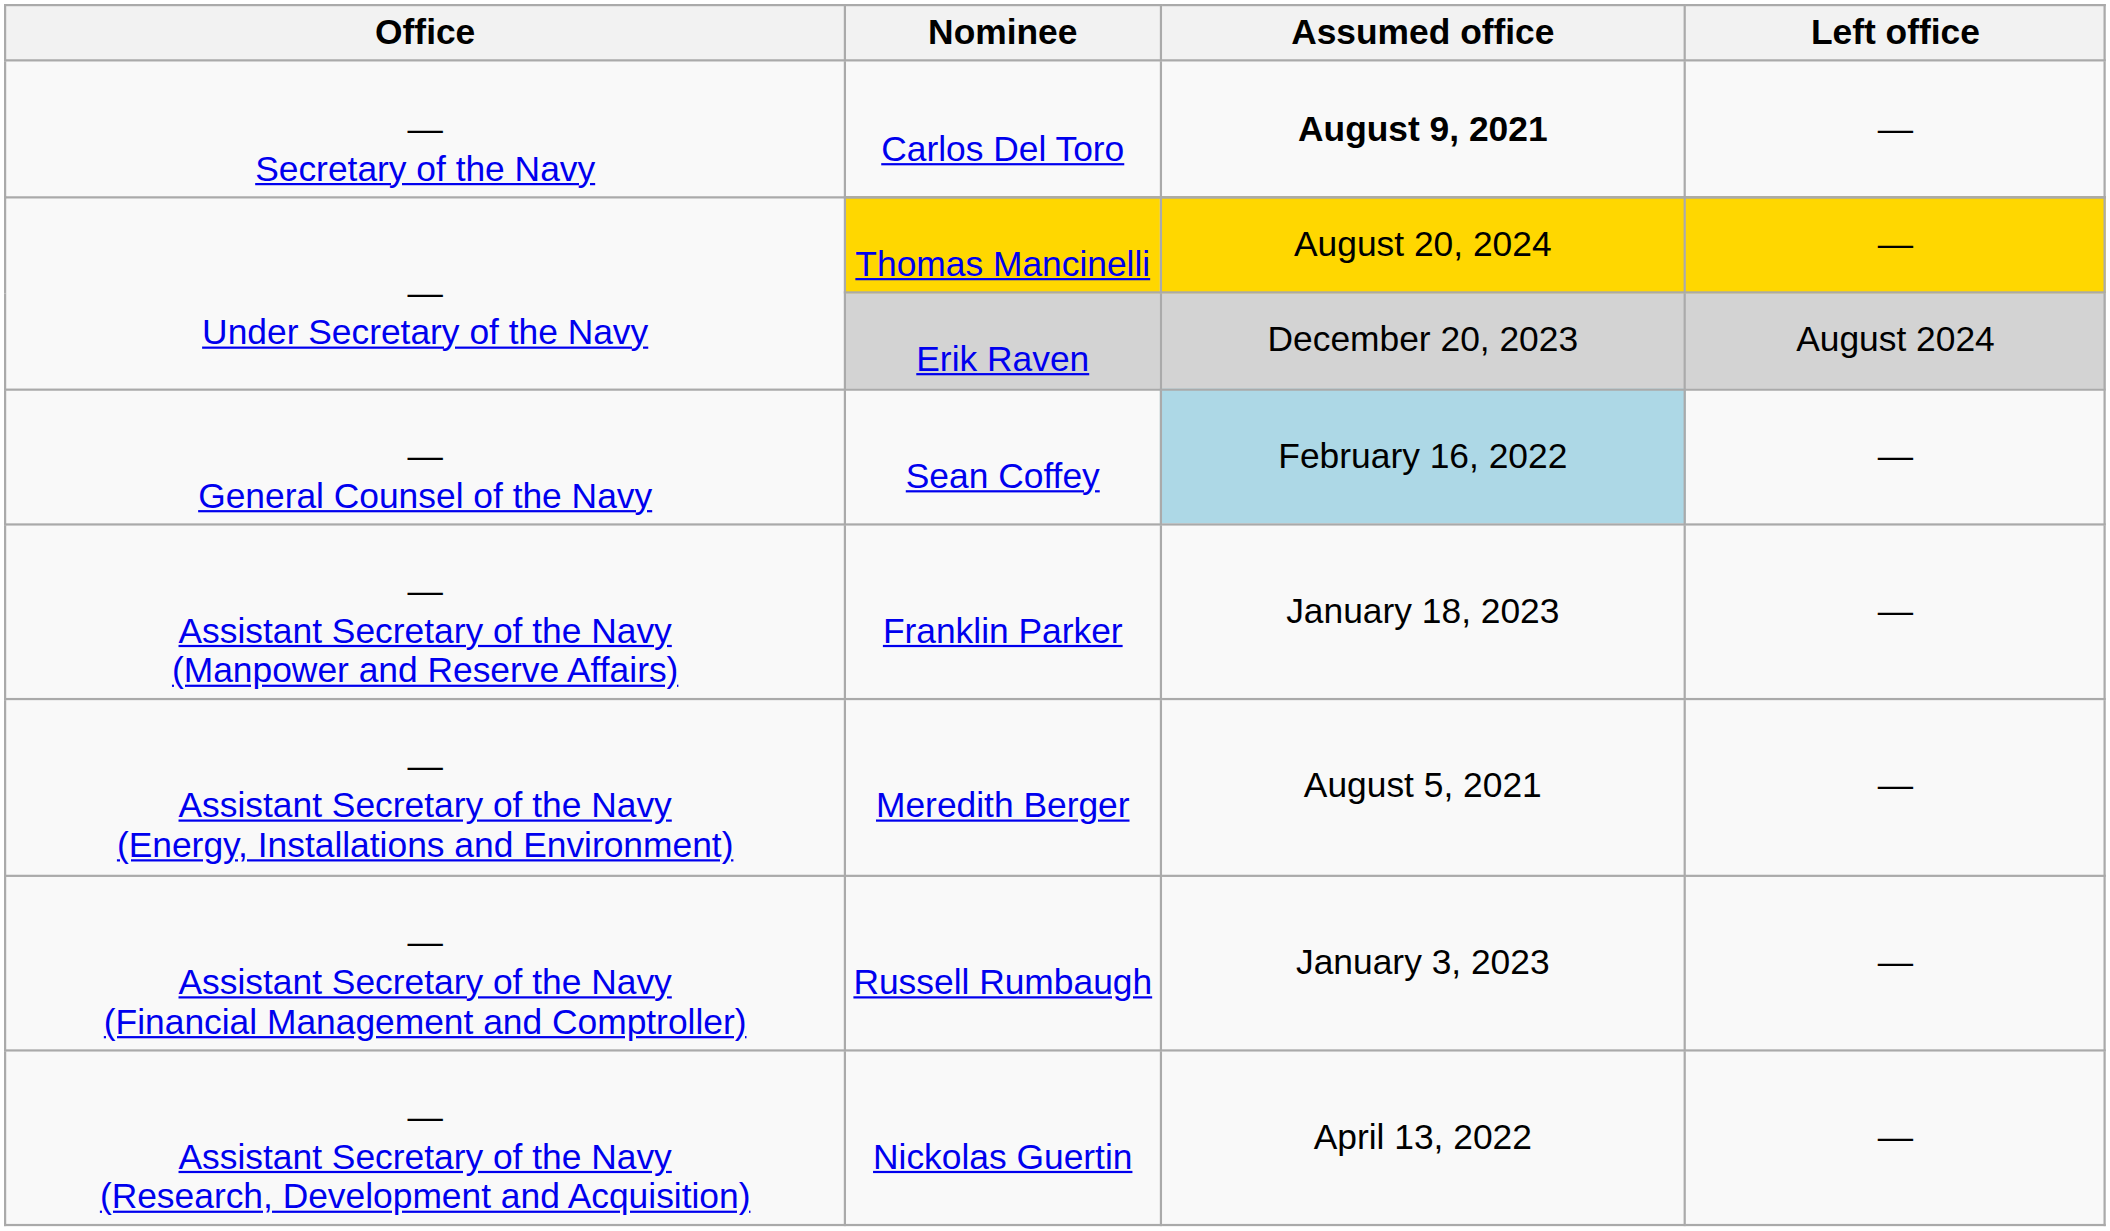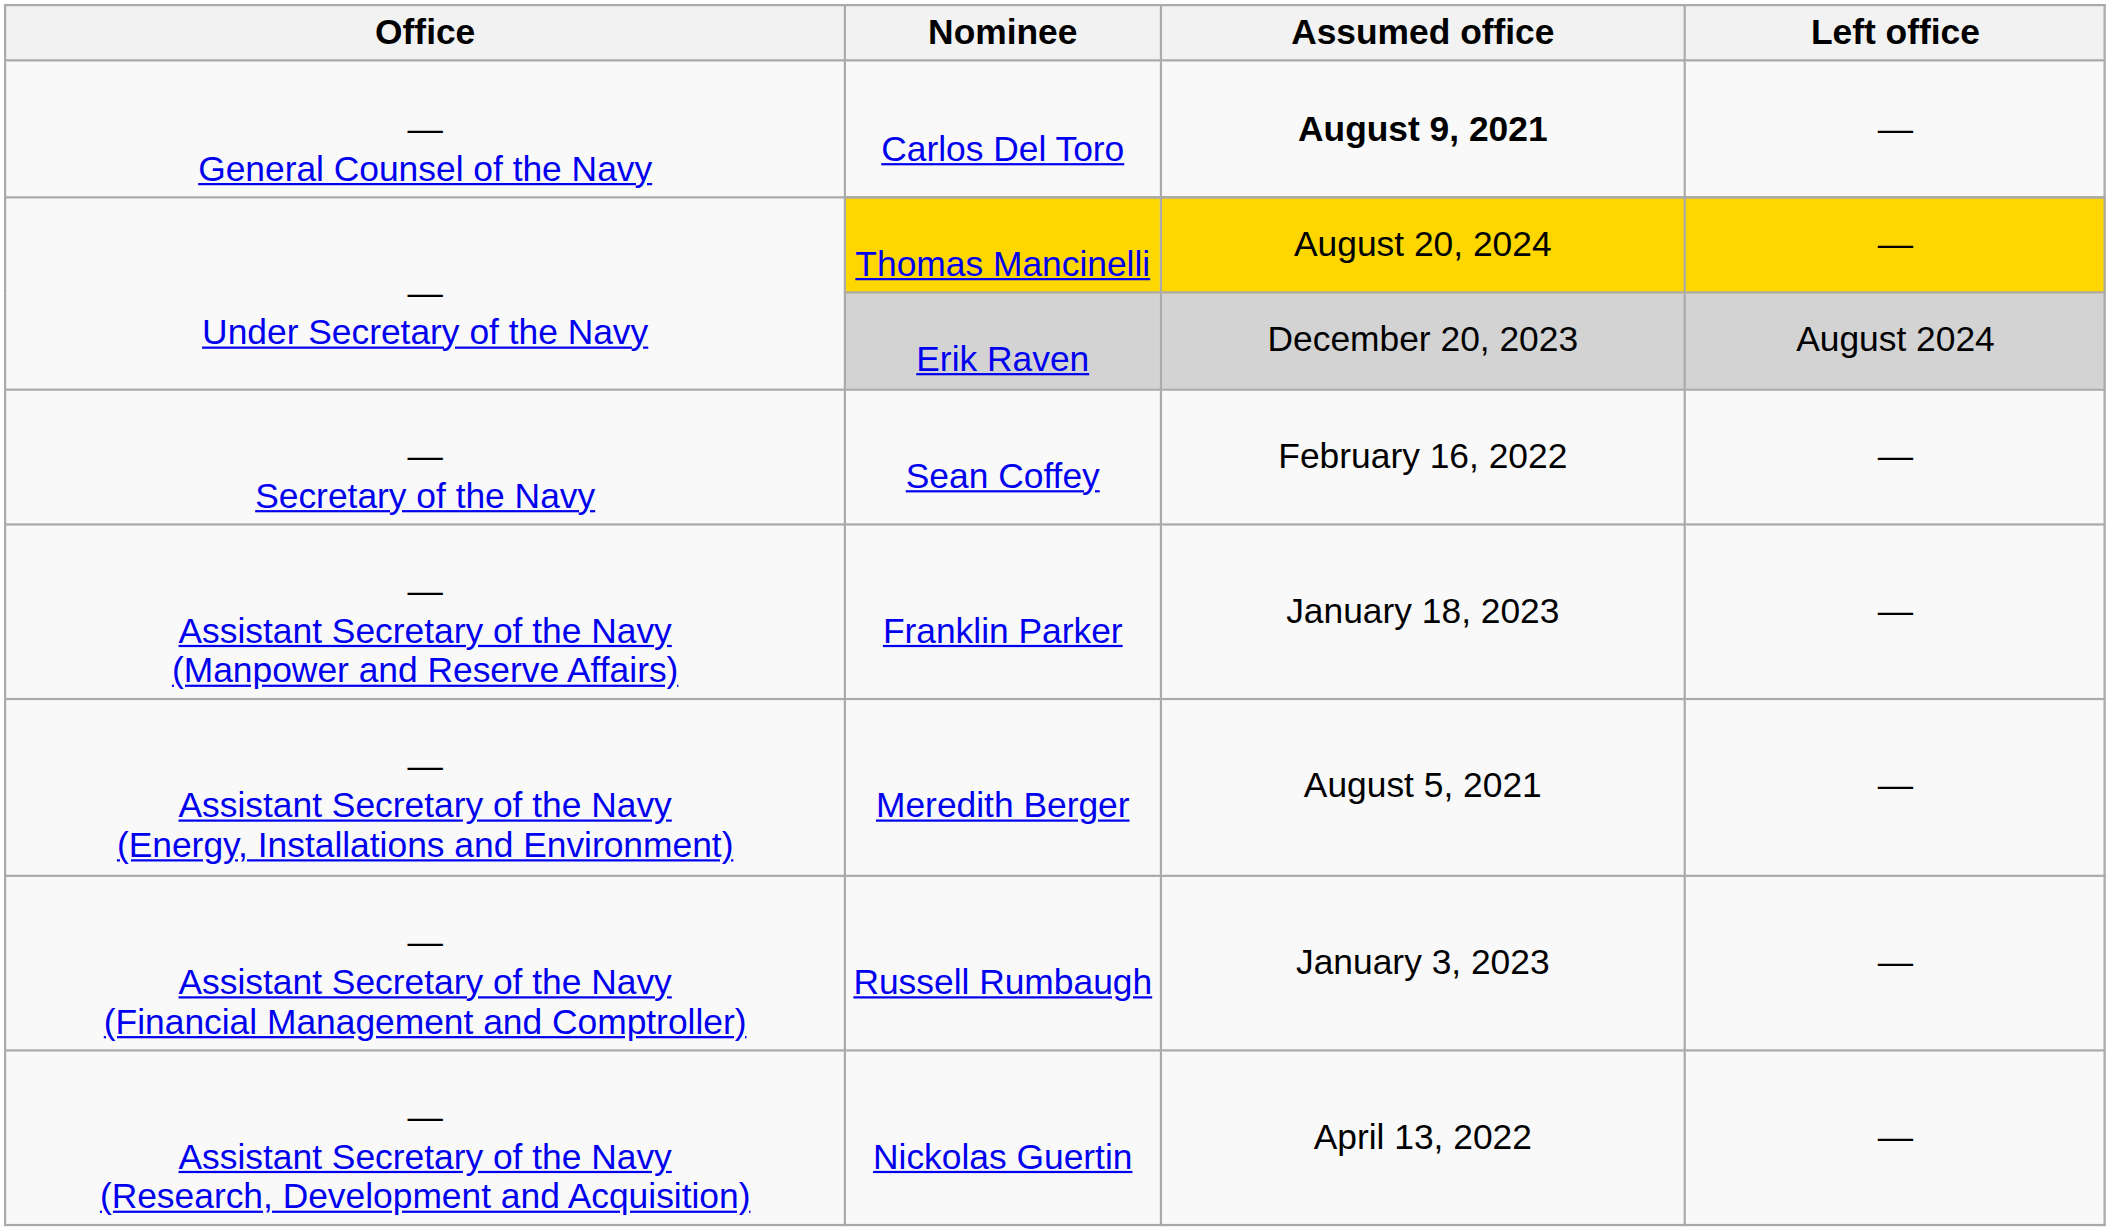(425, 148) — Secretary of the Navy -> (425, 148) — General Counsel of the Navy
(425, 475) — General Counsel of the Navy -> (425, 475) — Secretary of the Navy
(1423, 455) lightblue background -> (1423, 455) no background
